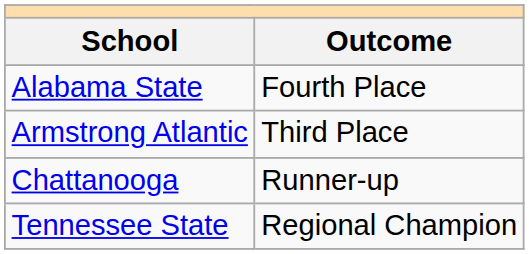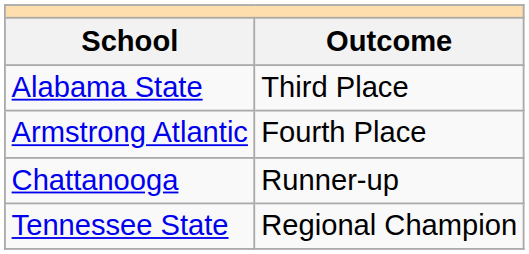(344, 87) Fourth Place -> (335, 87) Third Place
(335, 133) Third Place -> (344, 133) Fourth Place
